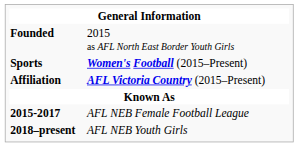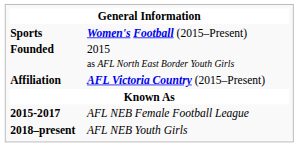rows swapped: (32, 33) <-> (26, 63)
